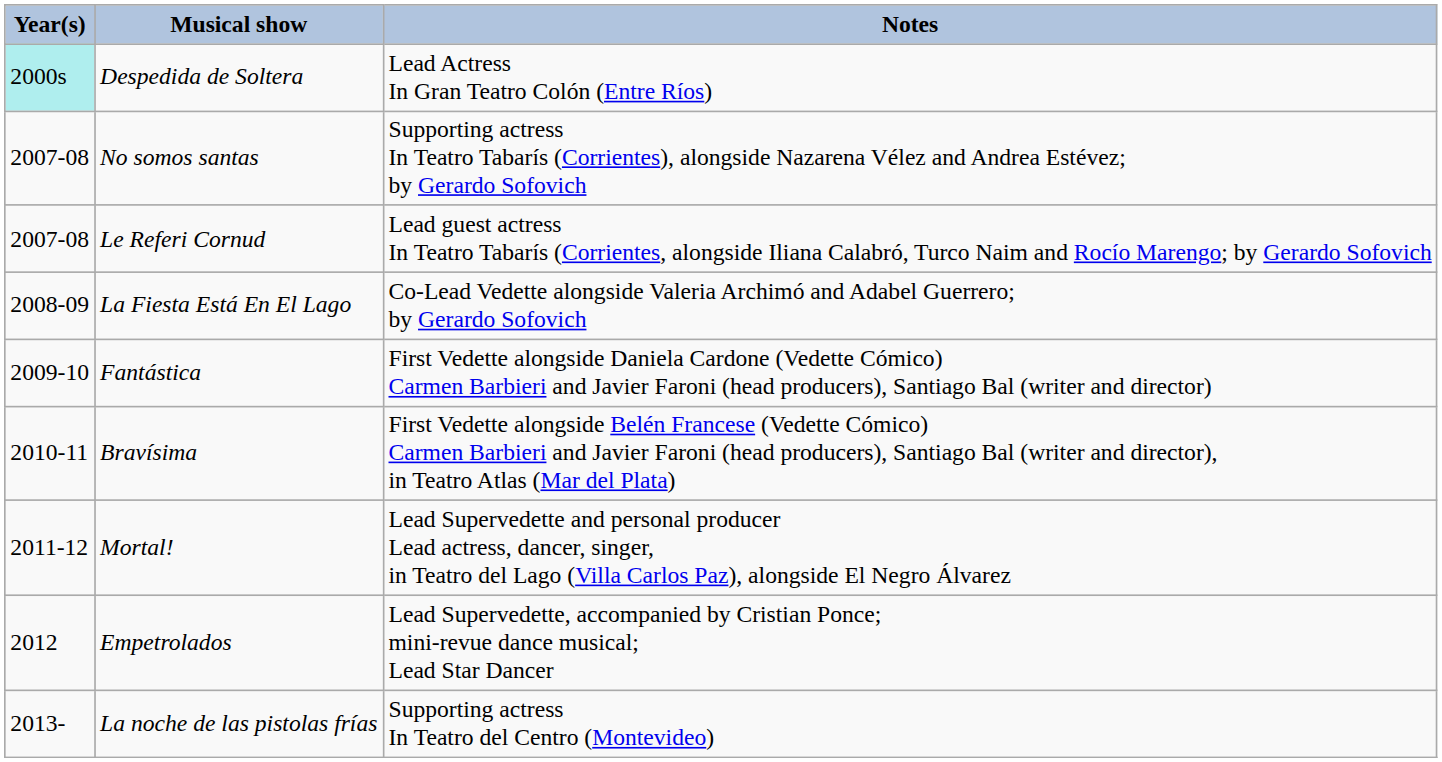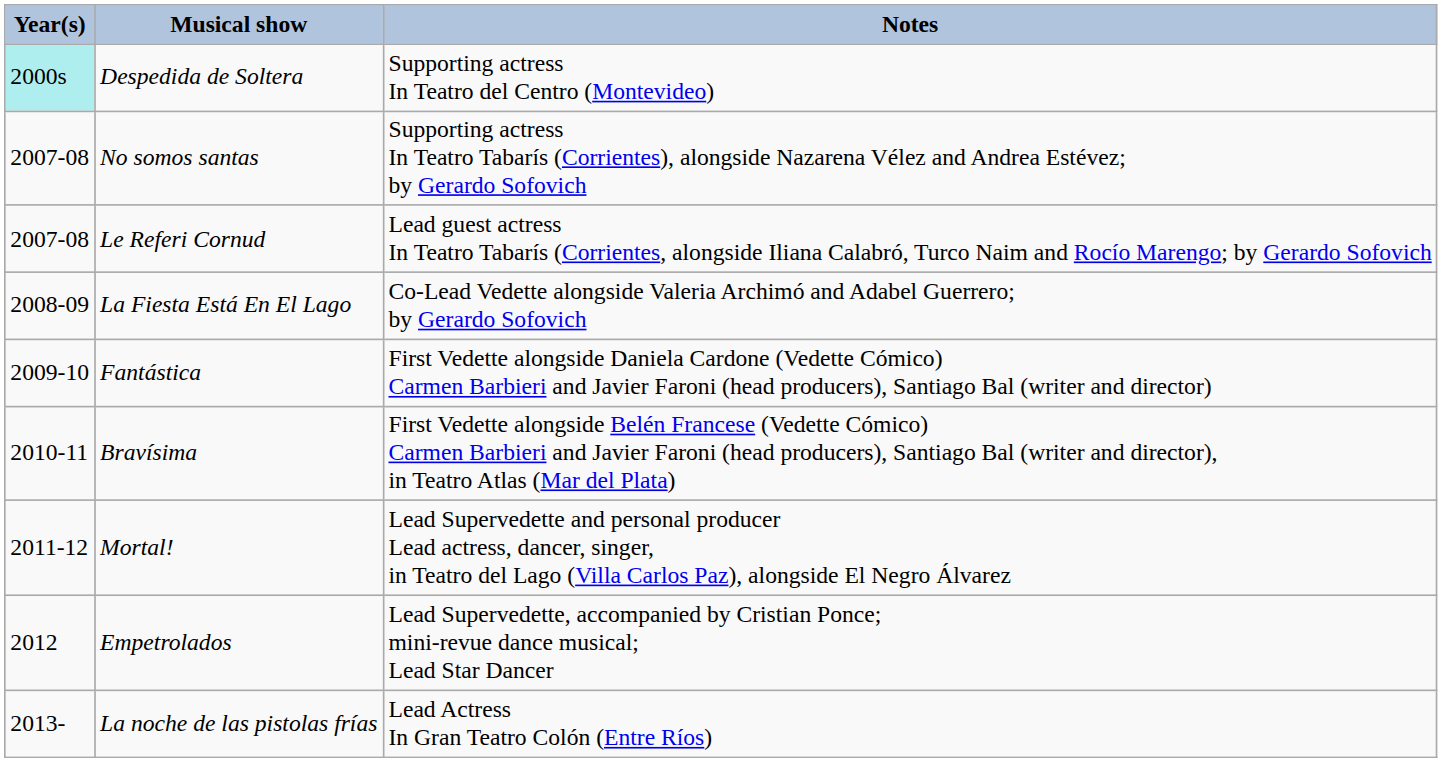(550, 77) Lead Actress In Gran Teatro Colón (Entre Ríos) -> (551, 77) Supporting actress In Teatro del Centro (Montevideo)
(551, 723) Supporting actress In Teatro del Centro (Montevideo) -> (550, 723) Lead Actress In Gran Teatro Colón (Entre Ríos)
